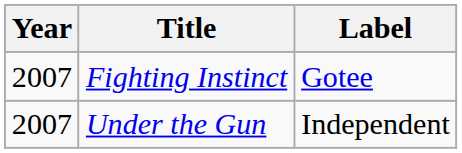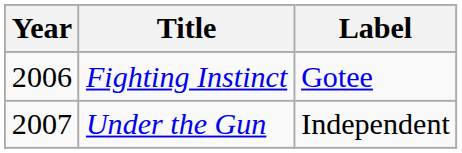(42, 76) 2007 -> (42, 76) 2006
